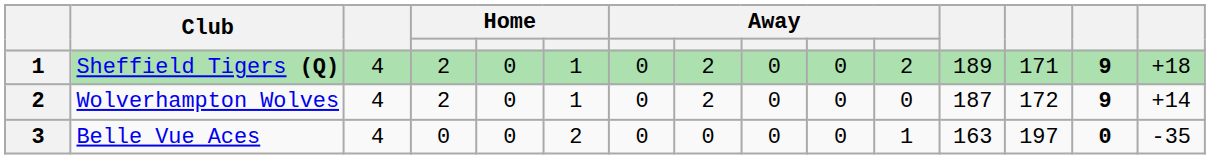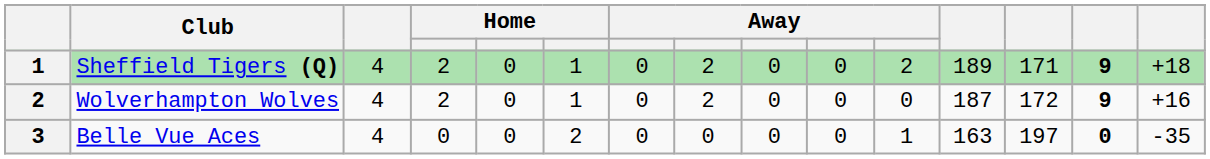(1171, 102) +14 -> (1171, 102) +16
